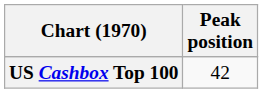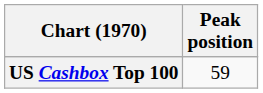(220, 72) 42 -> (220, 72) 59
